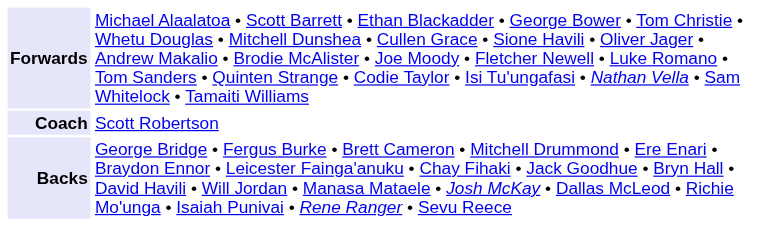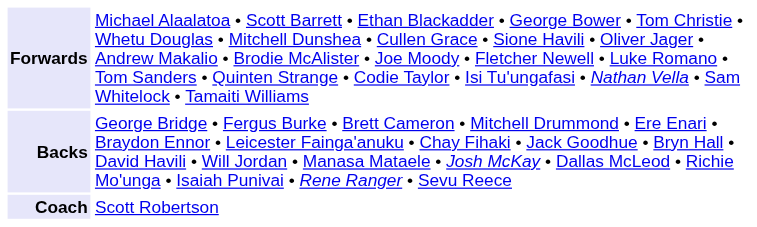rows swapped: (62, 178) <-> (61, 123)
